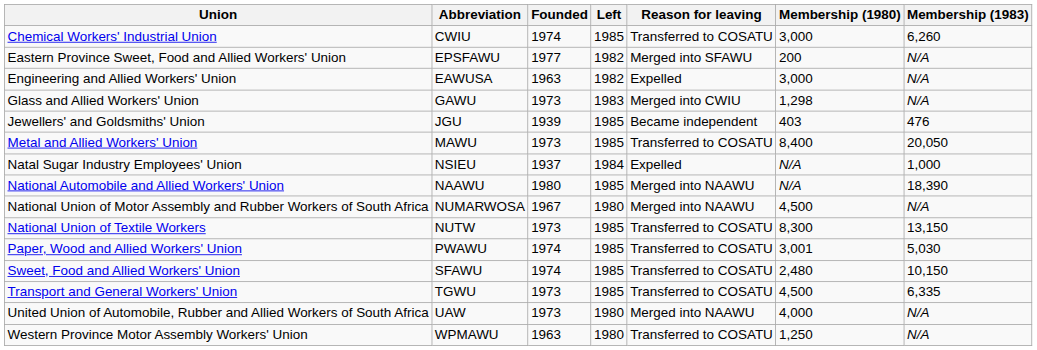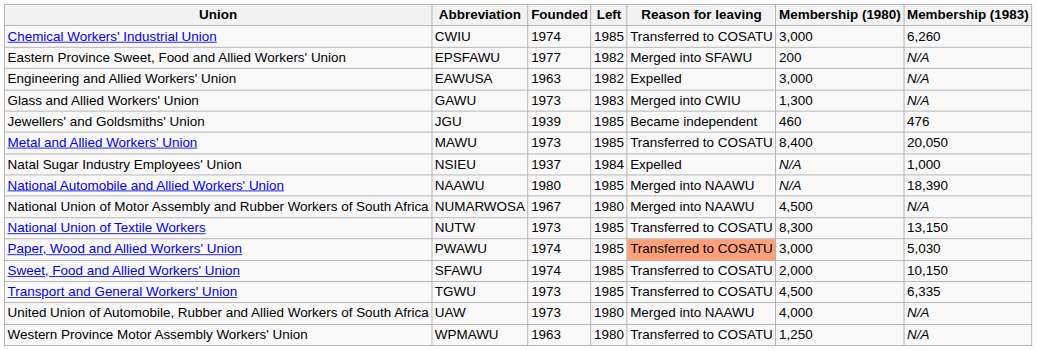(796, 100) 1,298 -> (796, 100) 1,300
(790, 121) 403 -> (790, 121) 460
(701, 249) no background -> (701, 249) lightsalmon background
(796, 249) 3,001 -> (796, 249) 3,000
(796, 270) 2,480 -> (796, 270) 2,000
